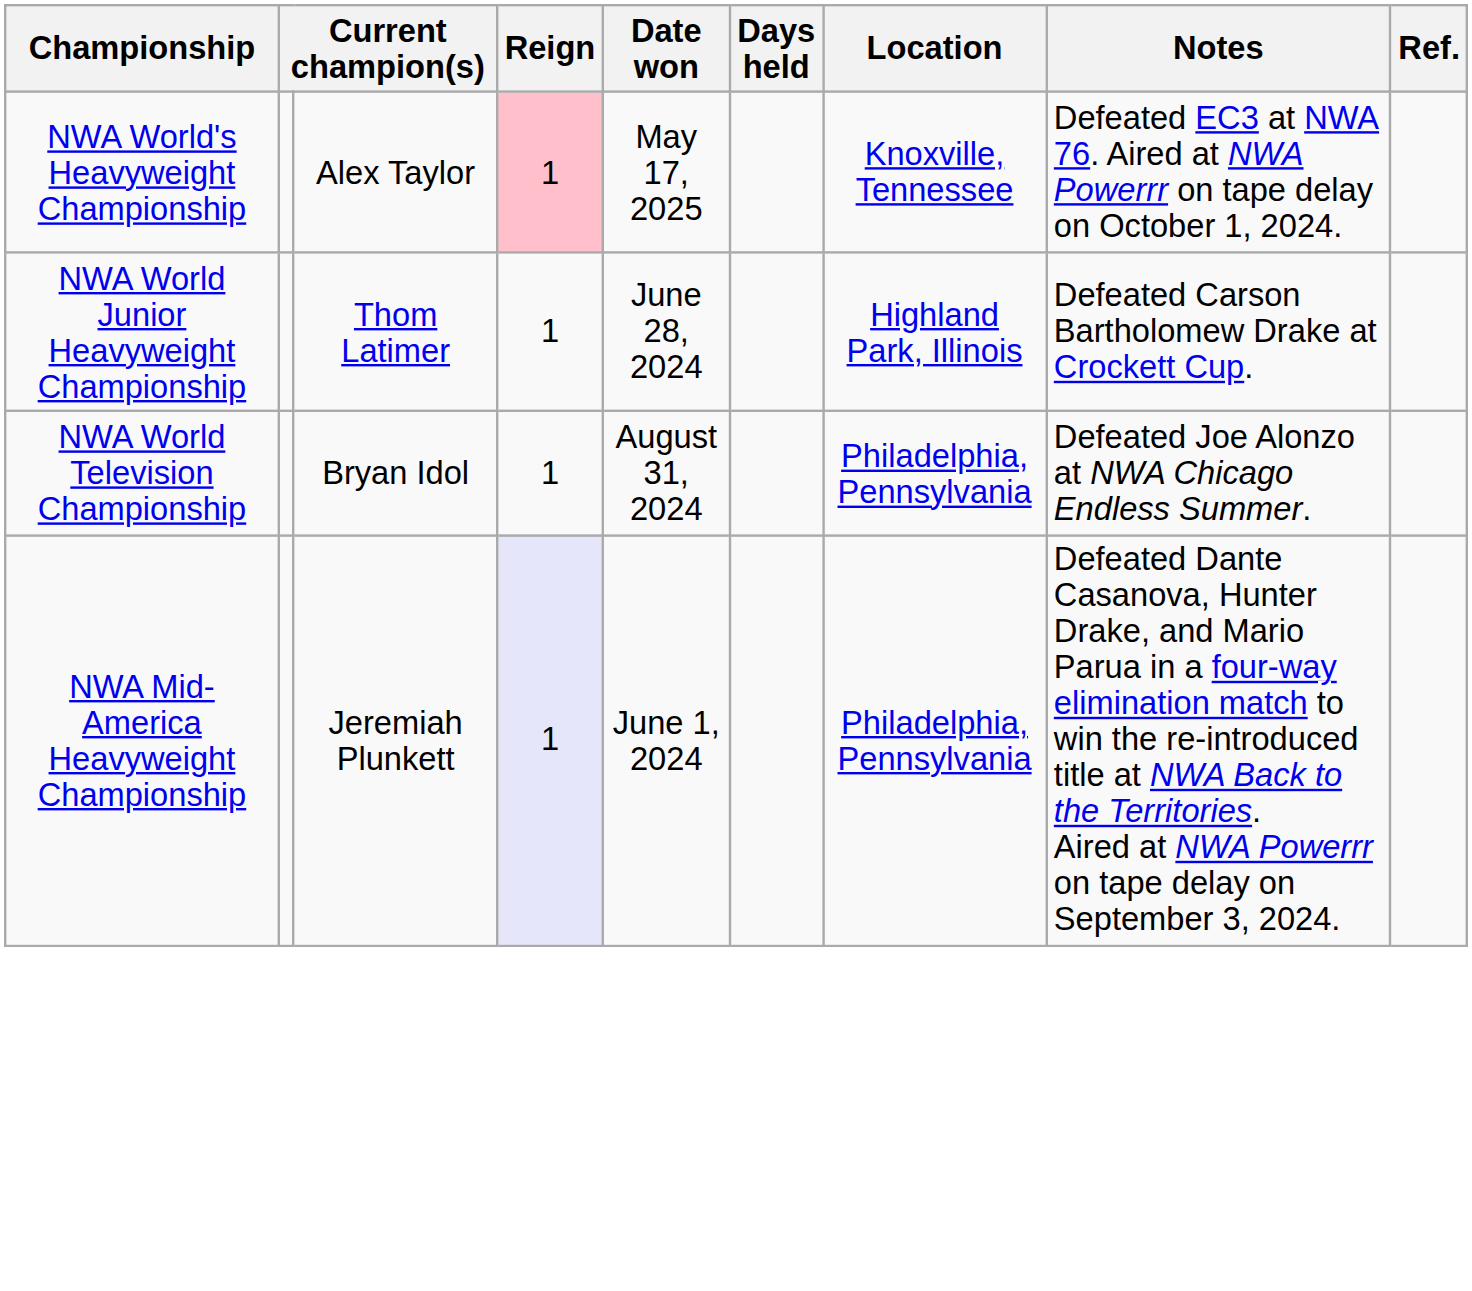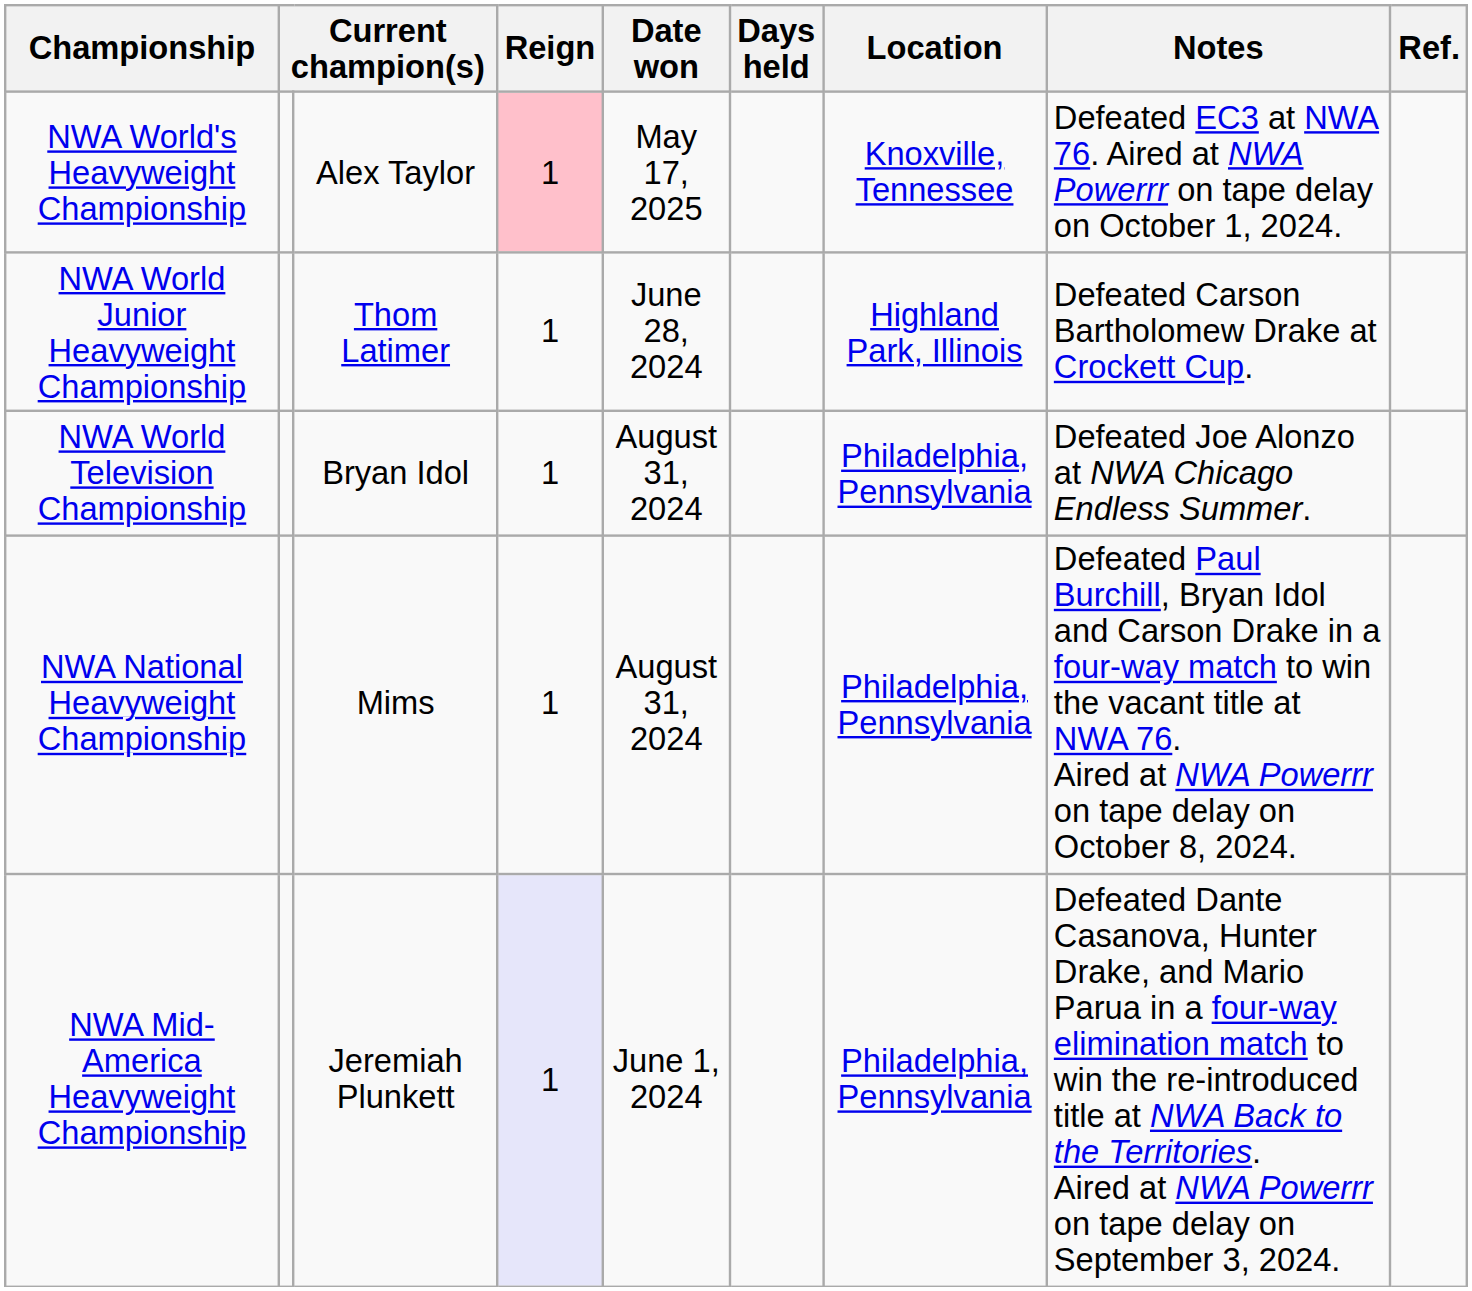+ row: (142, 704)
